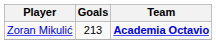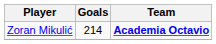(93, 30) 213 -> (93, 30) 214
